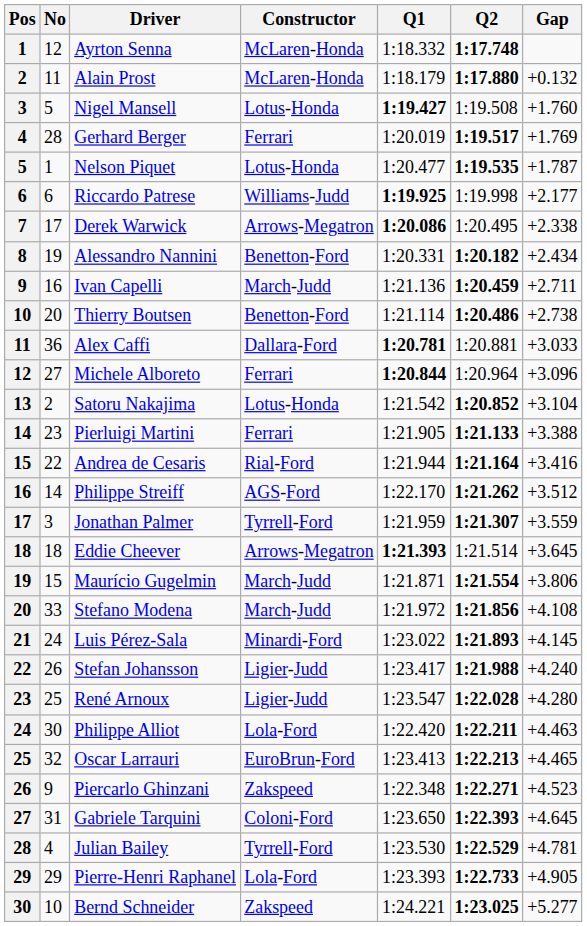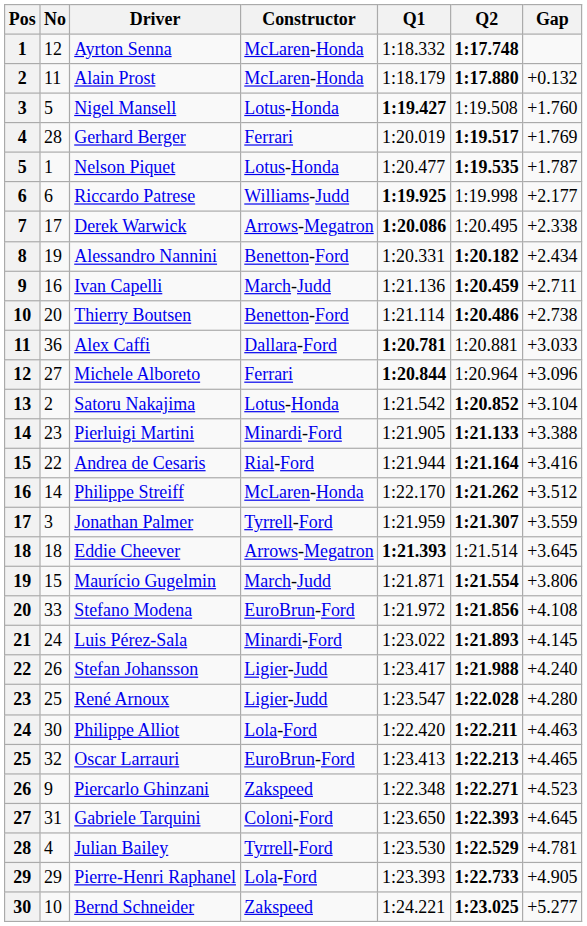(269, 433) Ferrari -> (293, 433) Minardi-Ford
(282, 492) AGS-Ford -> (304, 492) McLaren-Honda
(288, 610) March-Judd -> (300, 610) EuroBrun-Ford
